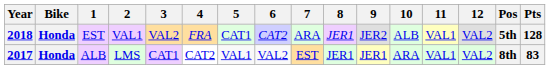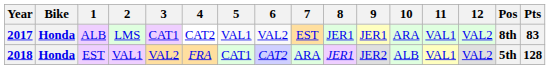rows swapped: (20, 54) <-> (20, 34)
